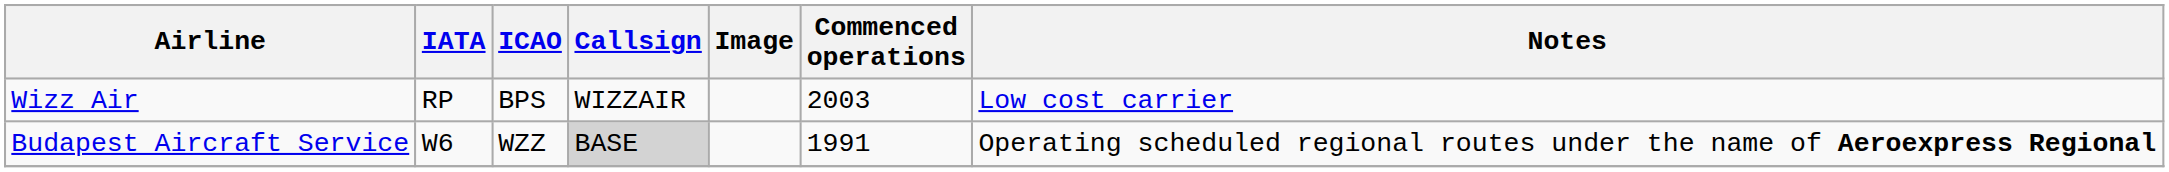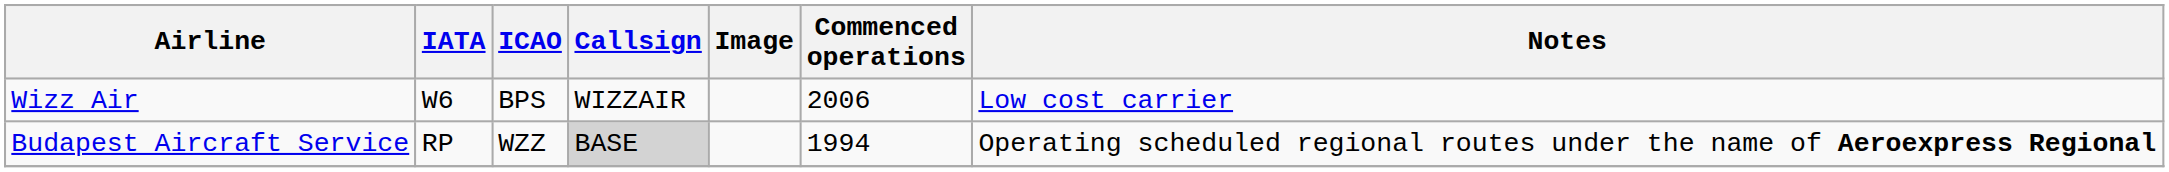(438, 100) RP -> (438, 100) W6
(838, 100) 2003 -> (838, 100) 2006
(438, 144) W6 -> (438, 144) RP
(838, 144) 1991 -> (838, 144) 1994
